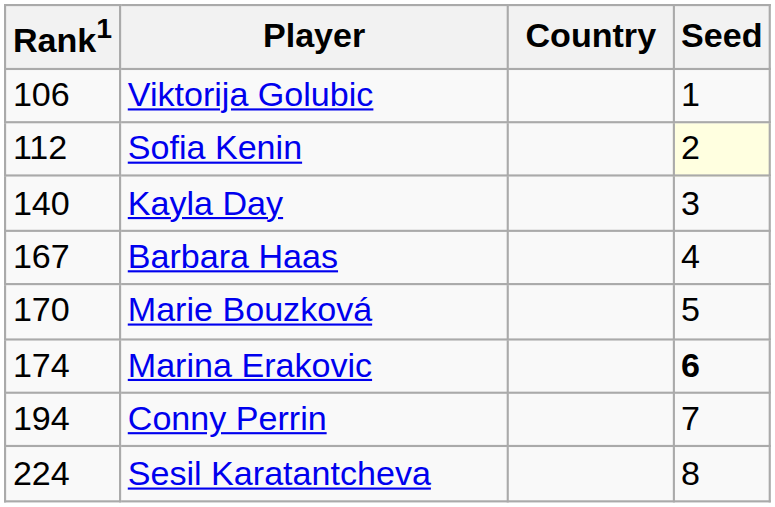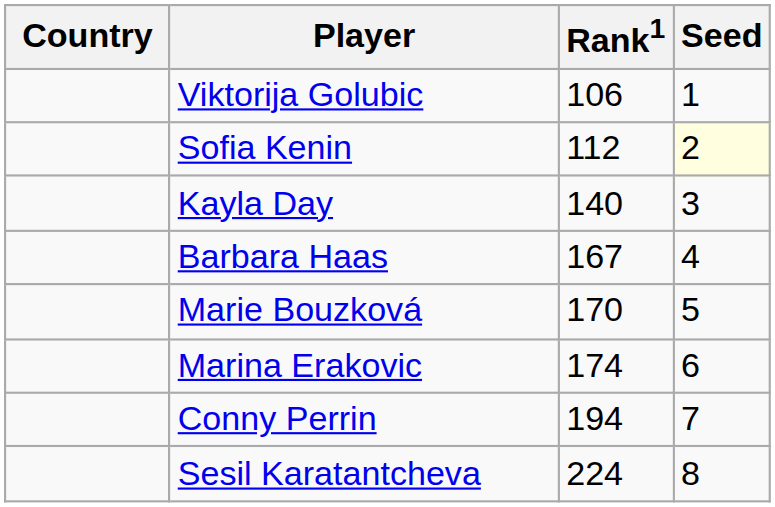columns swapped: (591, 36) <-> (62, 36)
(691, 365) bold -> (691, 365) normal
